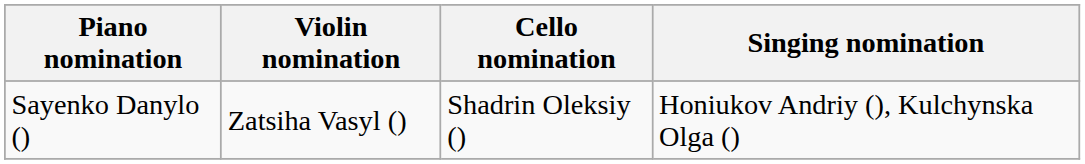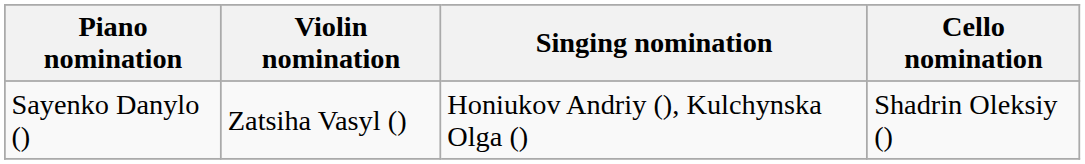columns swapped: (547, 42) <-> (866, 42)
